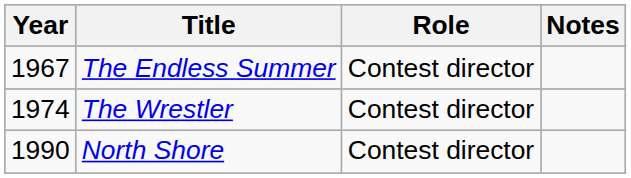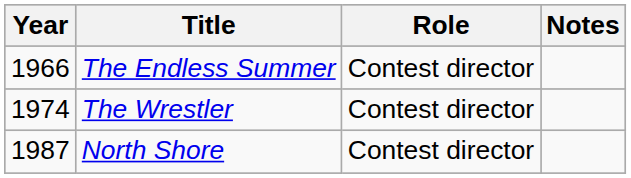(40, 67) 1967 -> (40, 67) 1966
(40, 151) 1990 -> (40, 151) 1987
